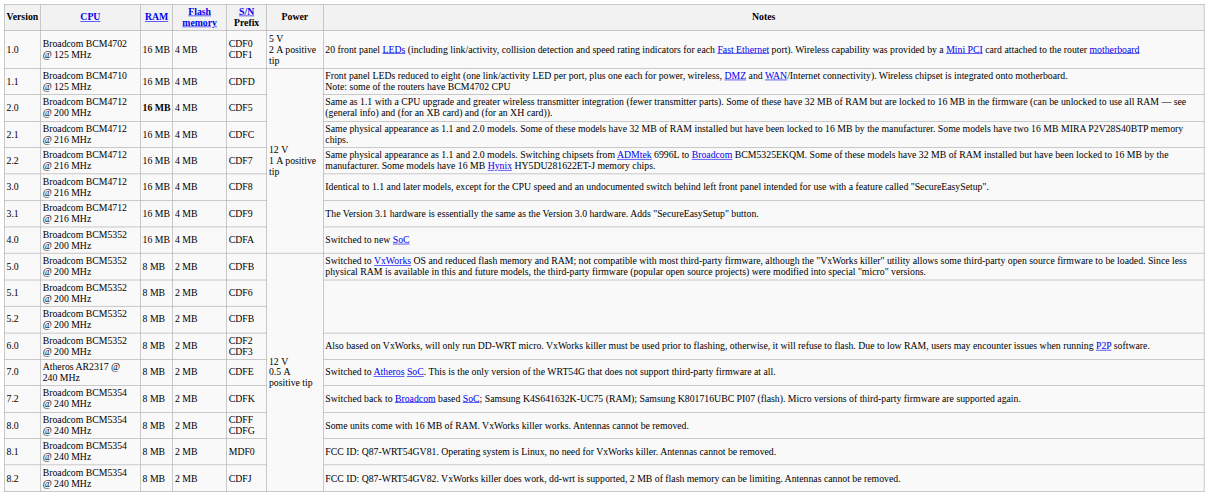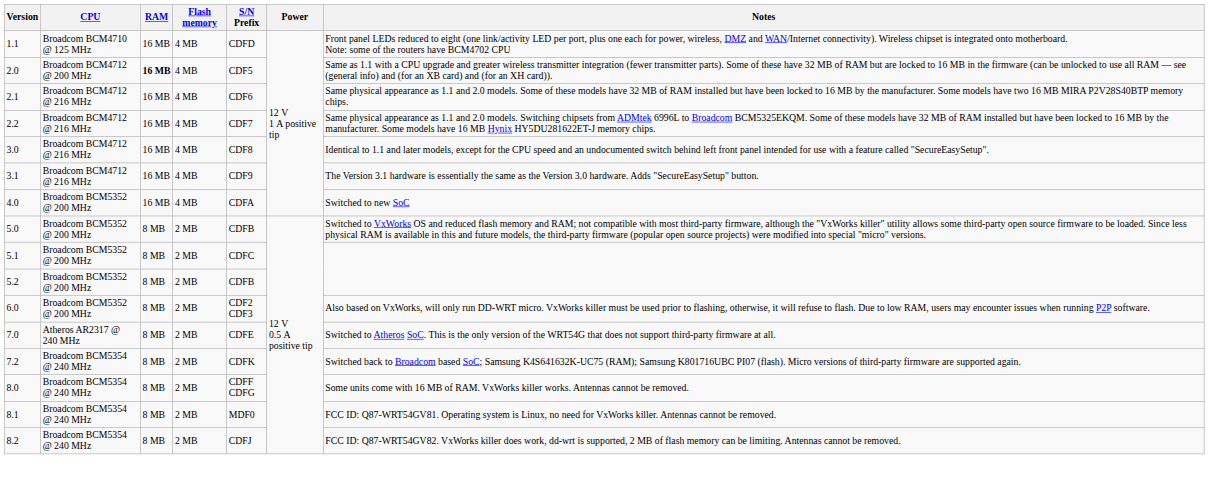- row: (13, 49)
(241, 134) CDFC -> (241, 97) CDF6
(241, 293) CDF6 -> (241, 255) CDFC
